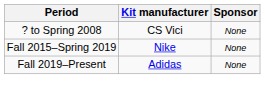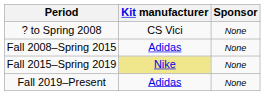+ row: (62, 47)
(165, 47) no background -> (165, 64) khaki background
